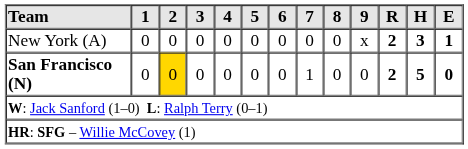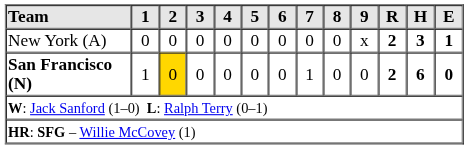(145, 74) 0 -> (145, 74) 1
(420, 74) 5 -> (420, 74) 6
